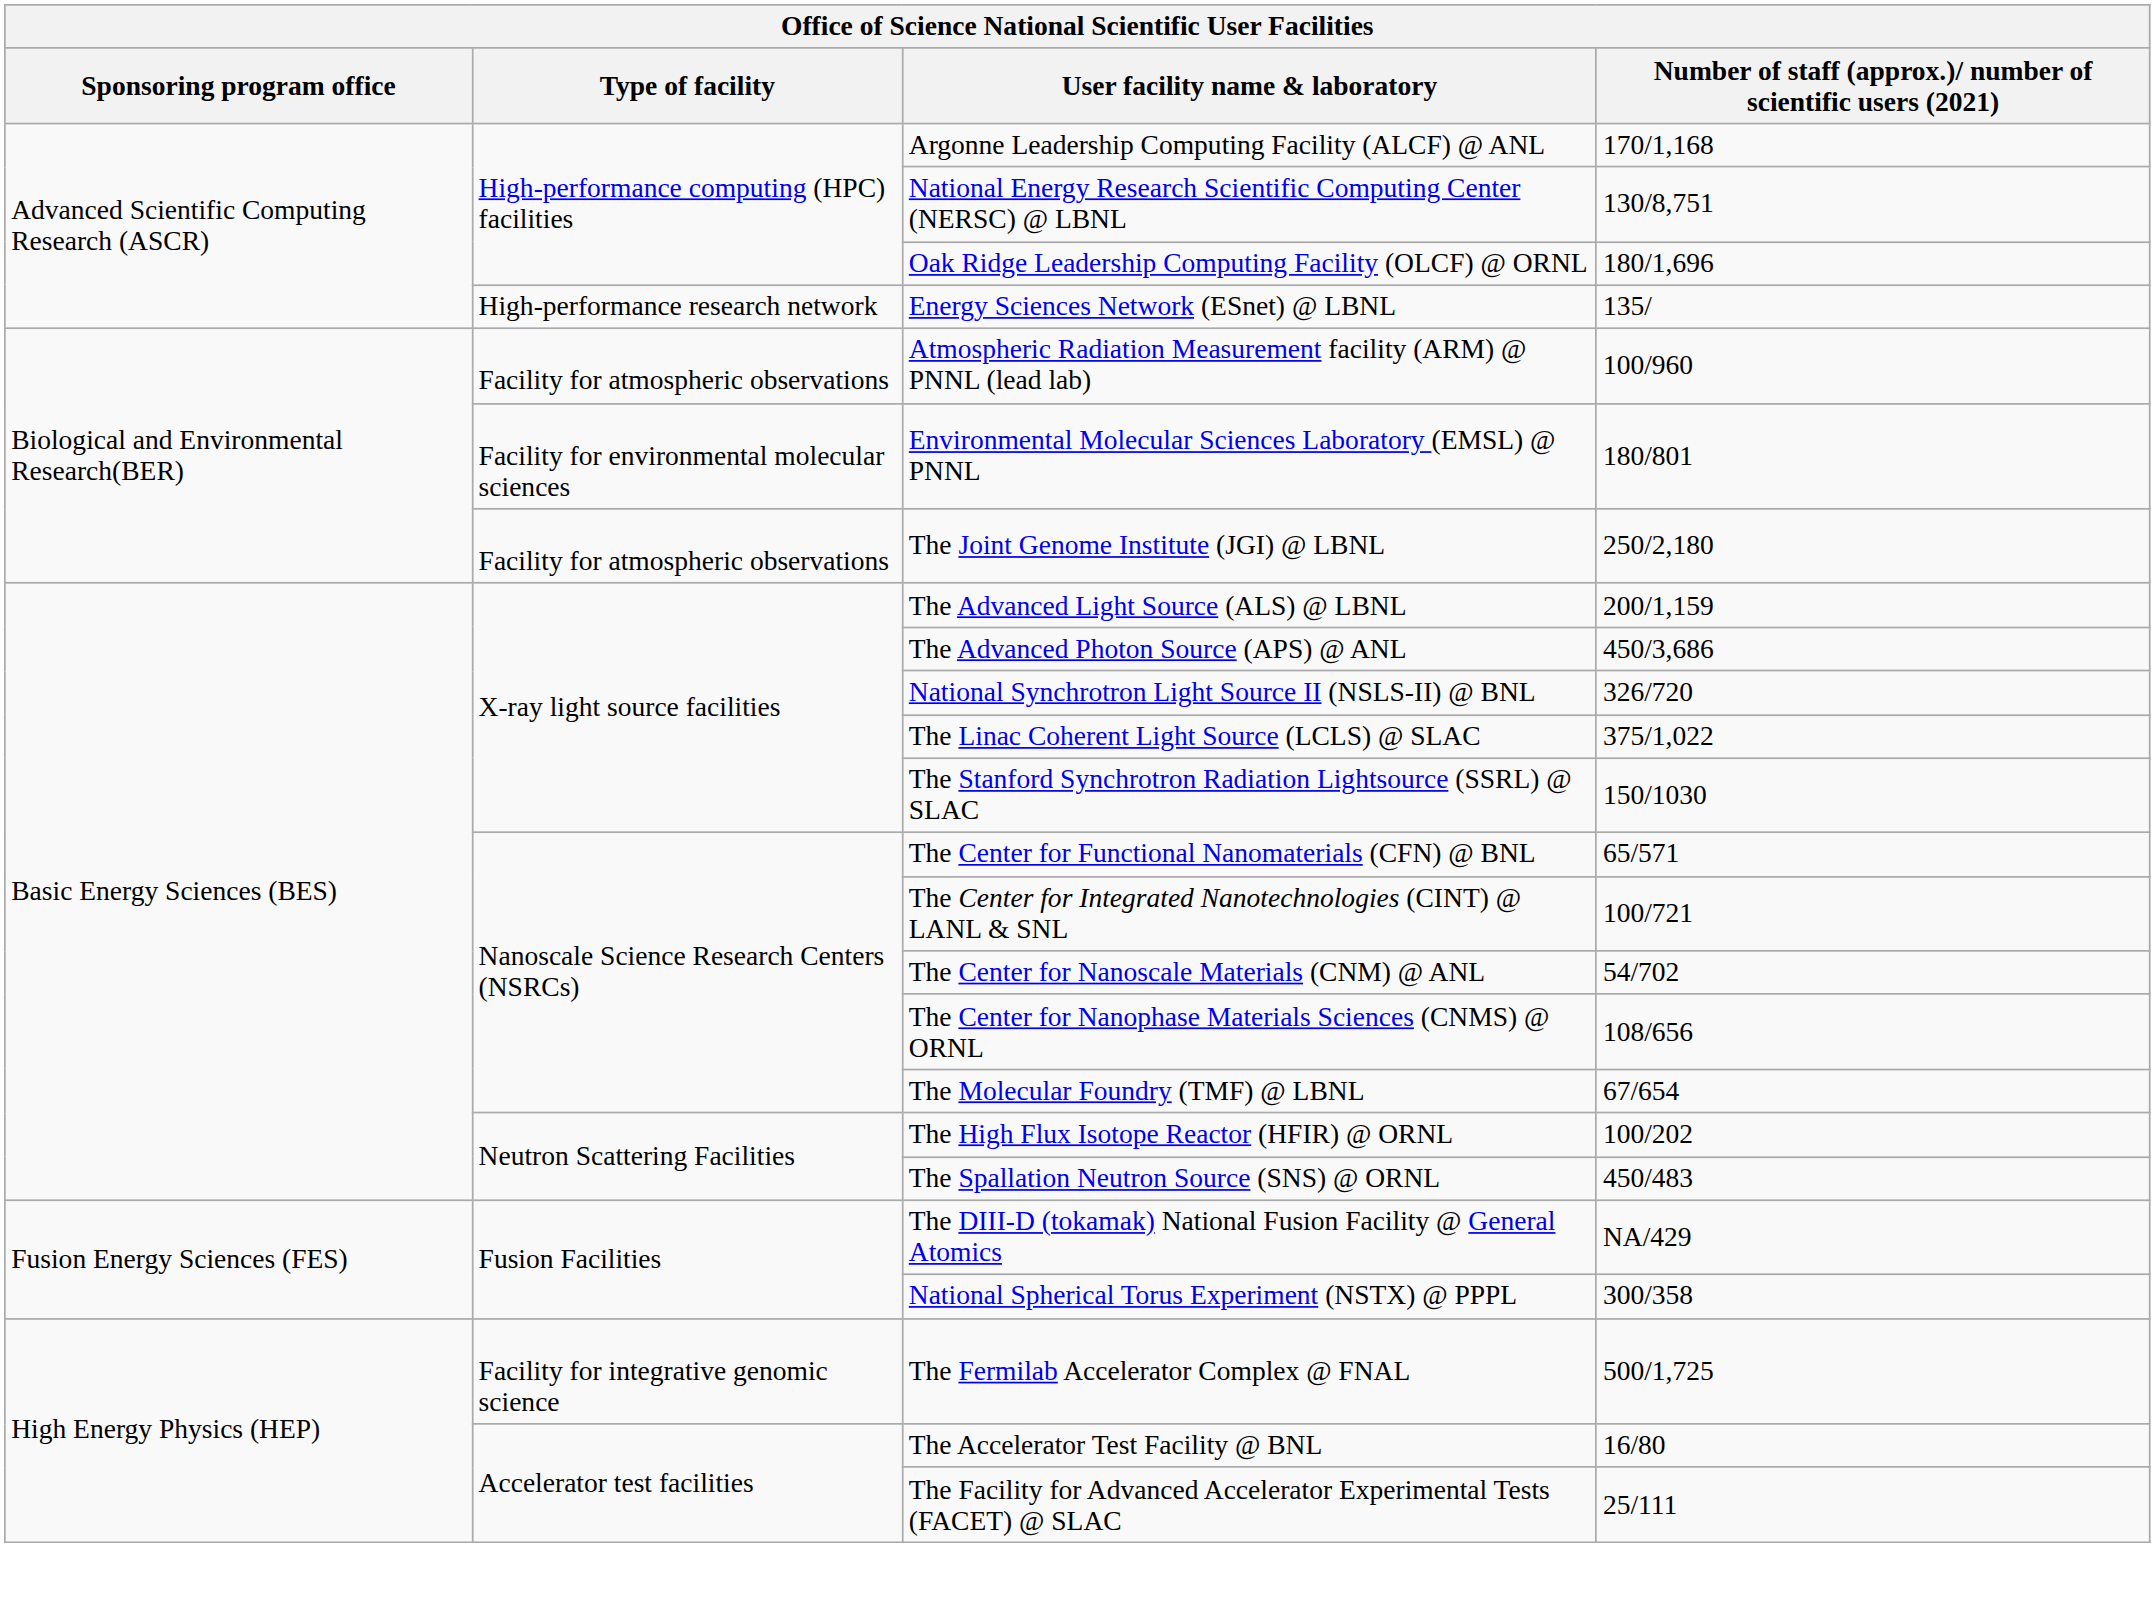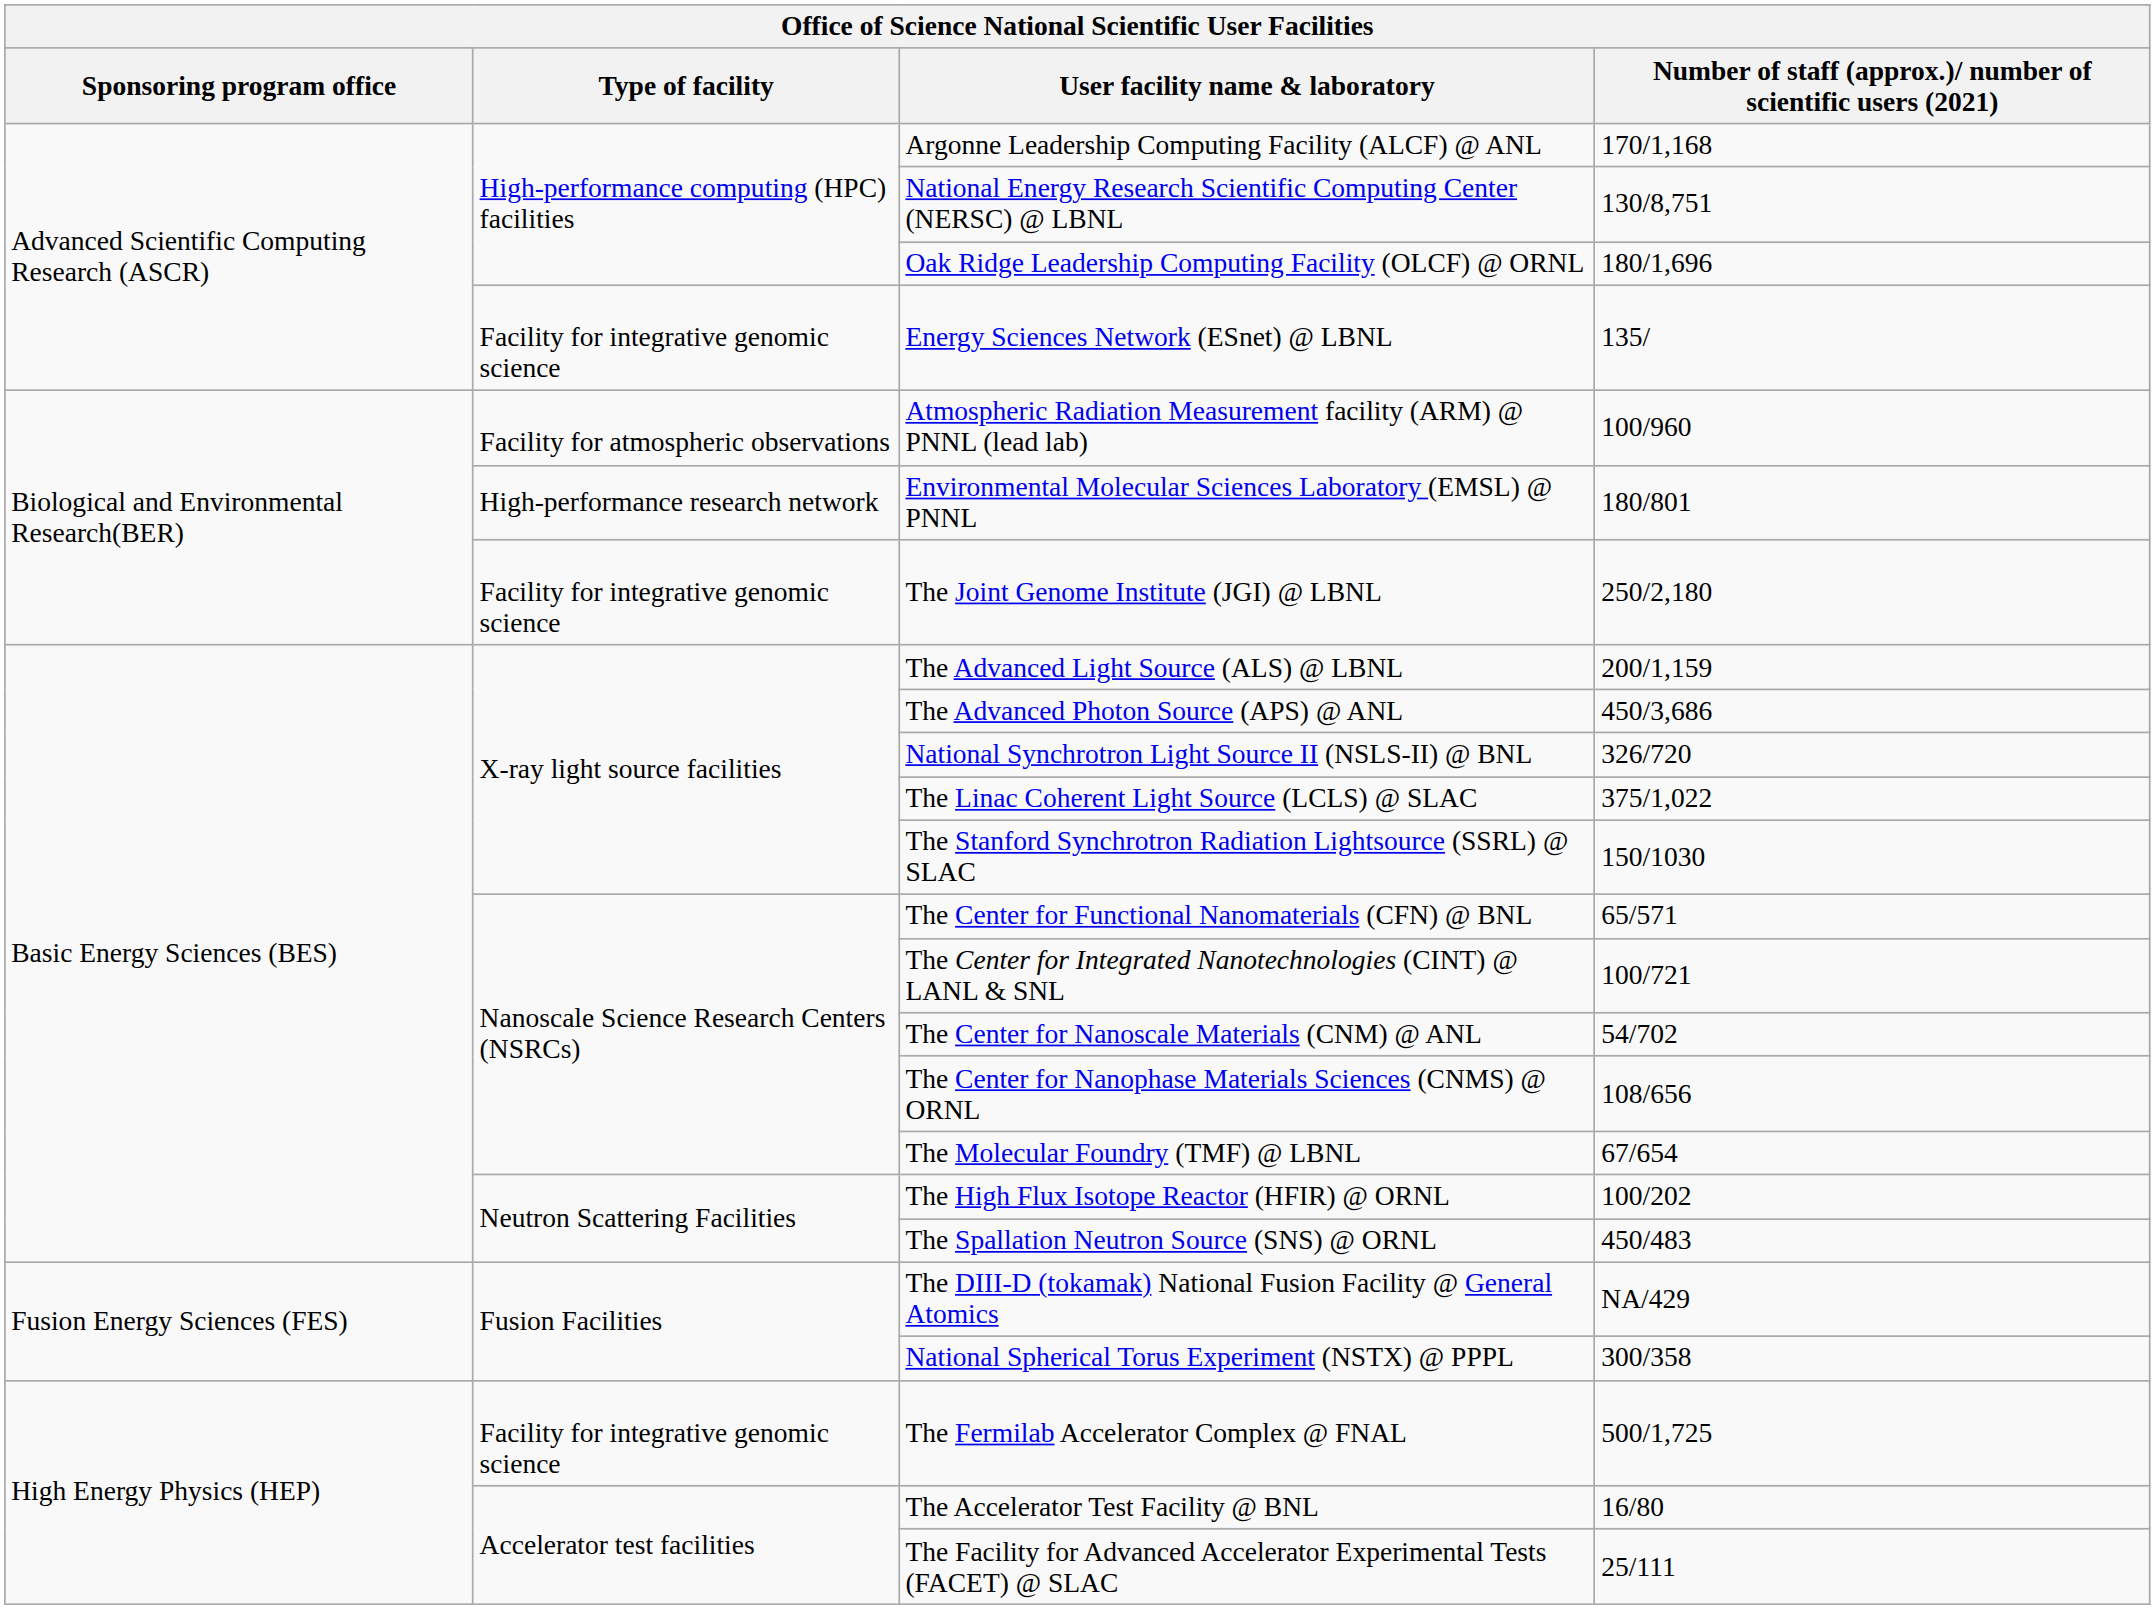(678, 306) High-performance research network -> (654, 352) Facility for integrative genomic science
(681, 471) Facility for environmental molecular sciences -> (679, 502) High-performance research network
(684, 561) Facility for atmospheric observations -> (654, 607) Facility for integrative genomic science
